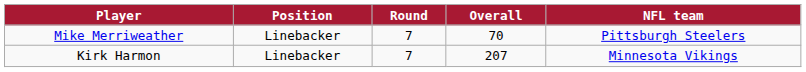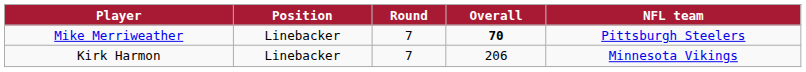(496, 35) normal -> (496, 35) bold
(496, 56) 207 -> (496, 56) 206
